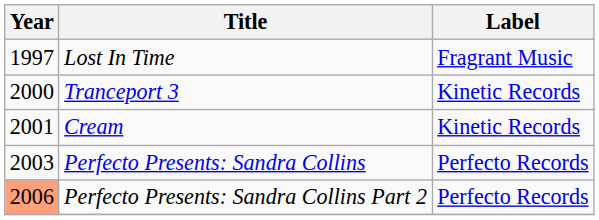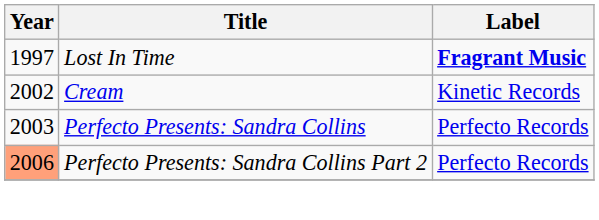(505, 57) normal -> (512, 57) bold
- row: (121, 92)
(32, 127) 2001 -> (32, 92) 2002
